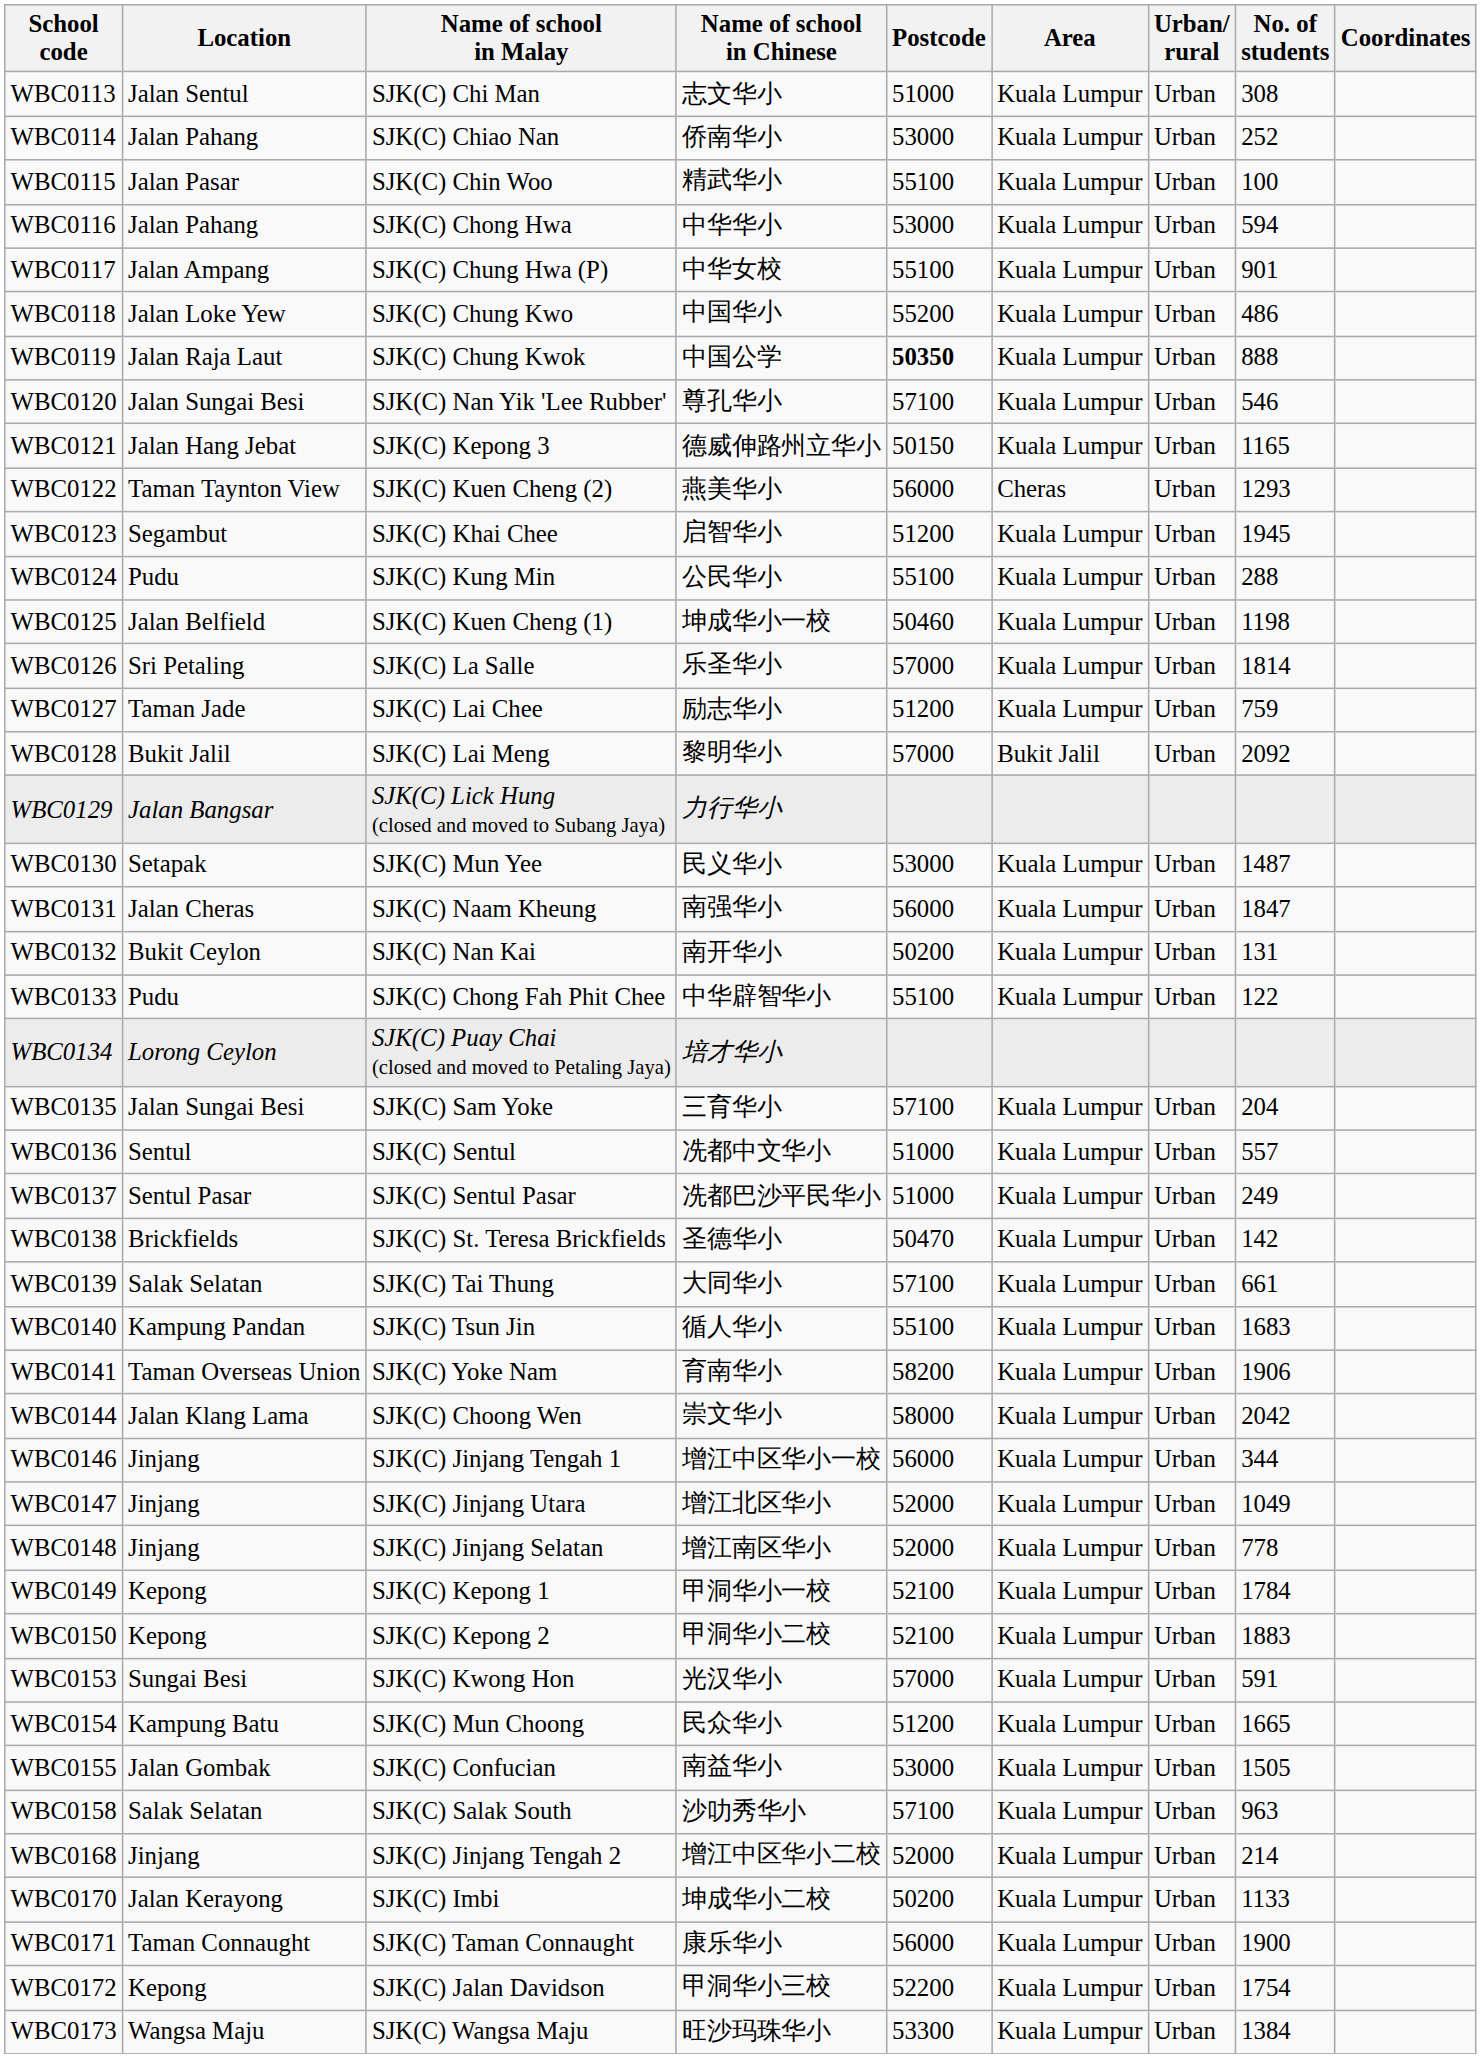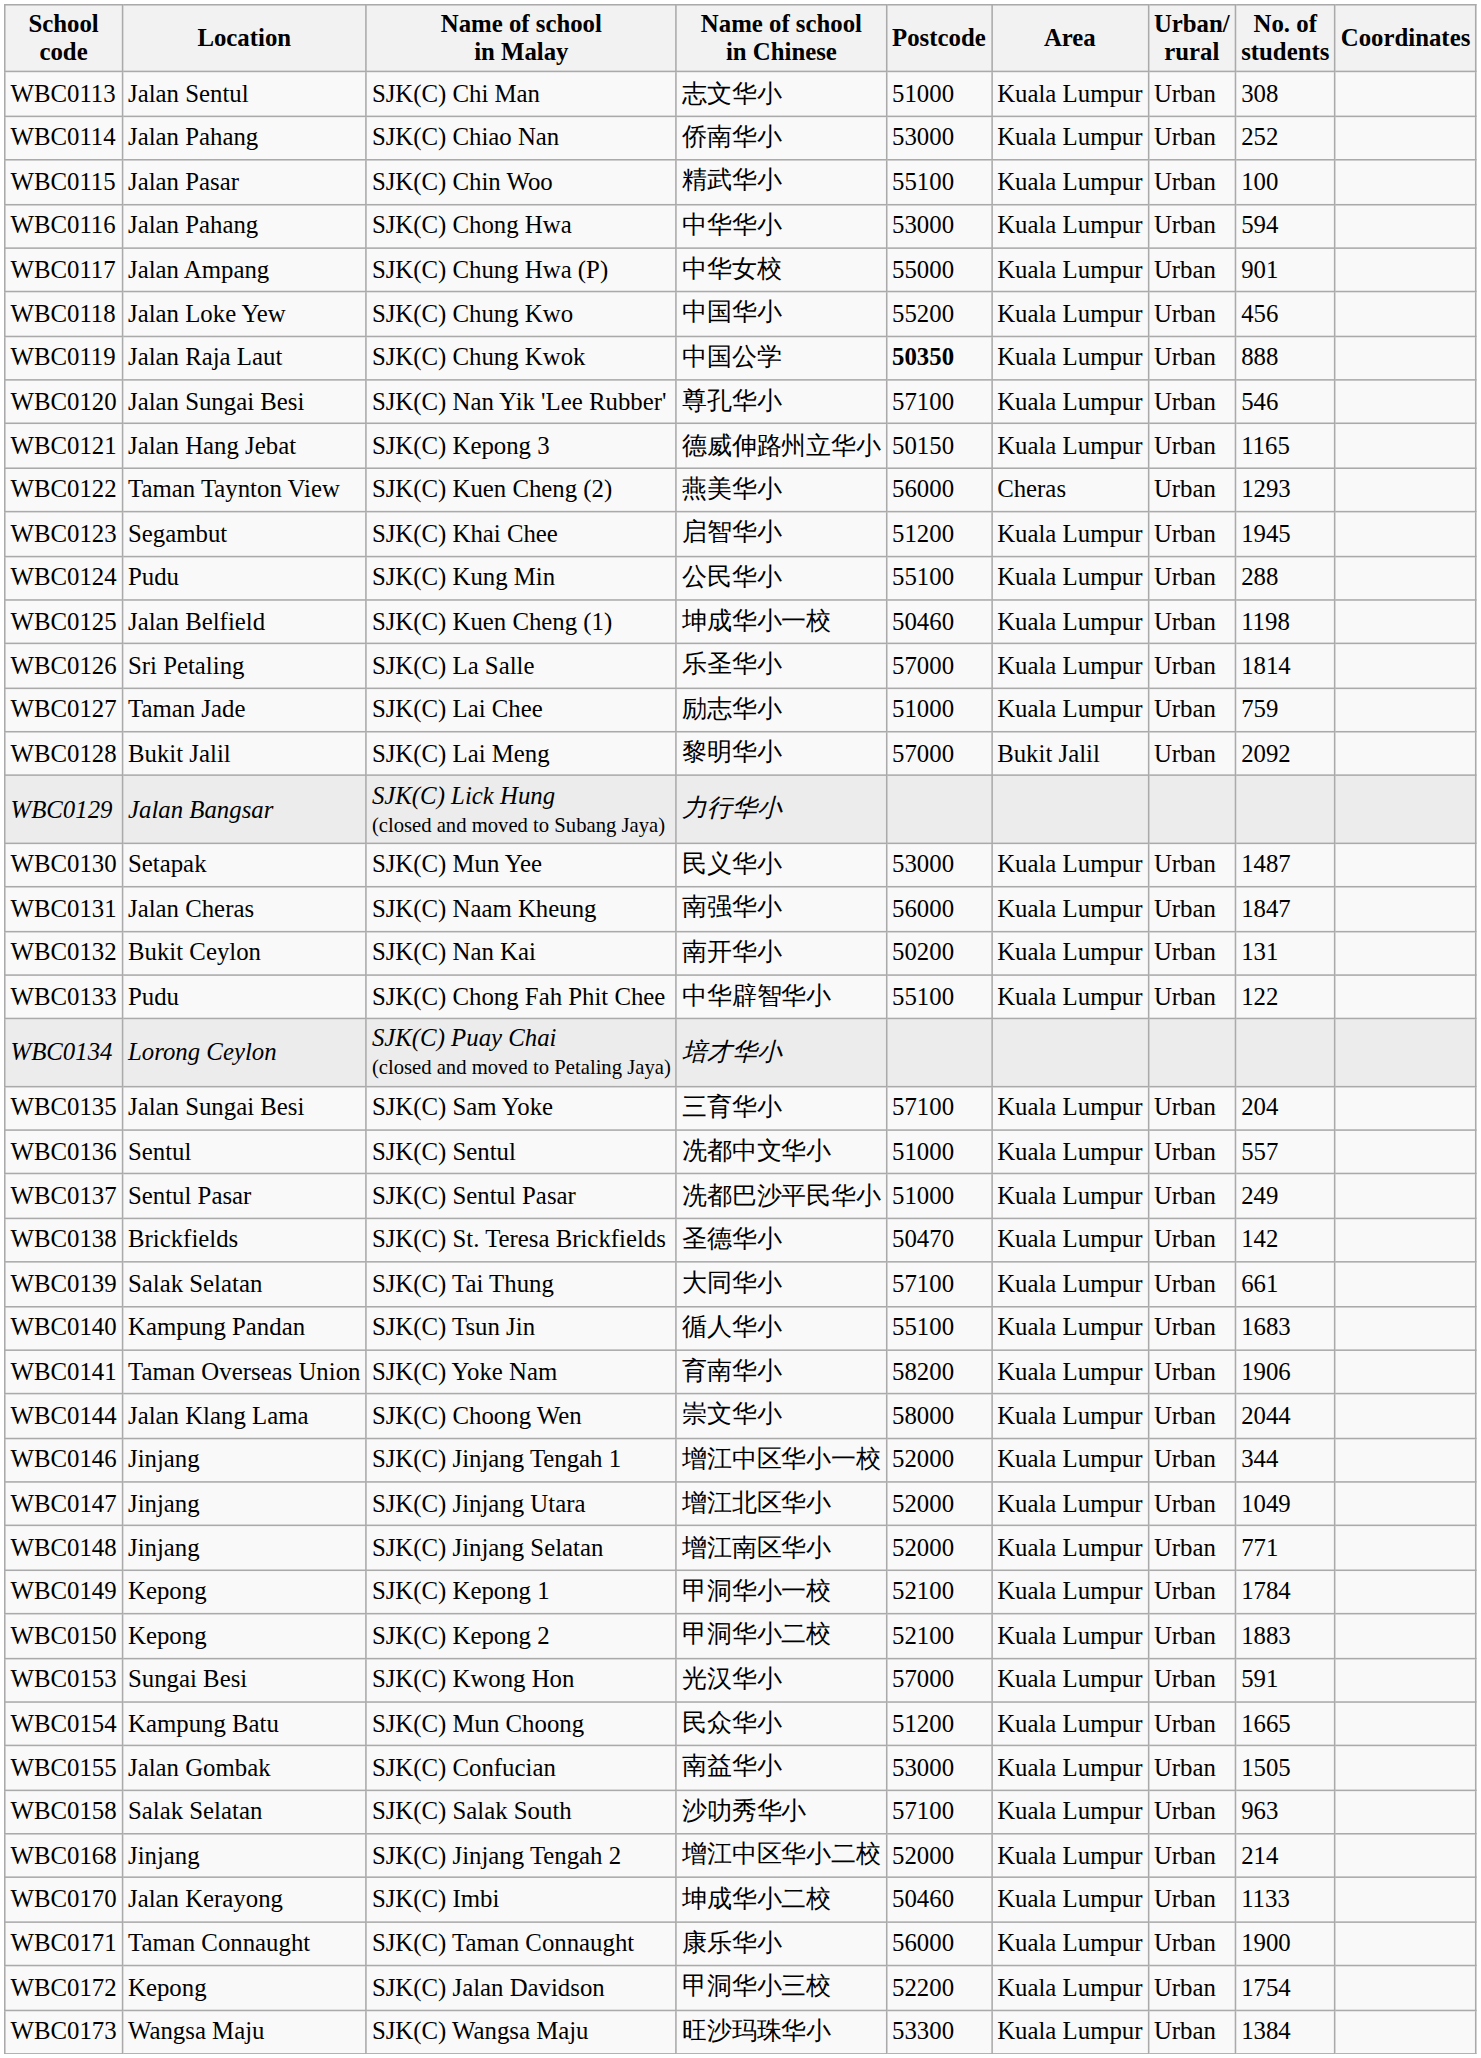(923, 269) 55100 -> (923, 269) 55000
(1260, 313) 486 -> (1260, 313) 456
(923, 709) 51200 -> (923, 709) 51000
(1266, 1415) 2042 -> (1266, 1415) 2044
(923, 1459) 56000 -> (923, 1459) 52000
(1260, 1547) 778 -> (1260, 1547) 771
(923, 1899) 50200 -> (923, 1899) 50460
